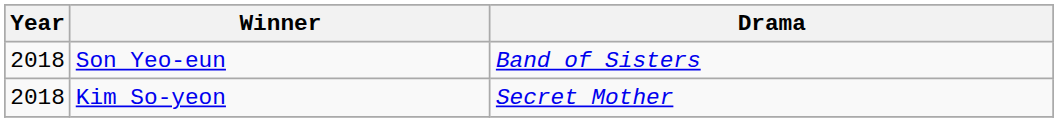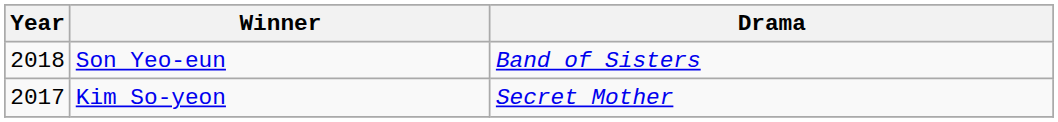(38, 98) 2018 -> (38, 98) 2017
